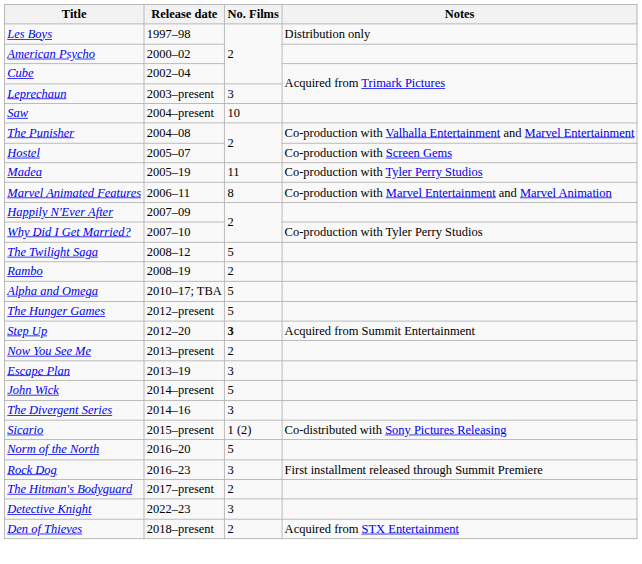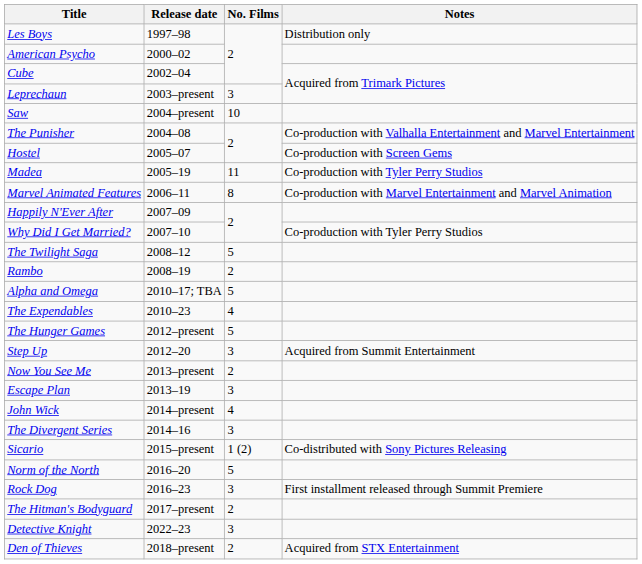+ row: (50, 311)
(231, 331) bold -> (231, 350) normal
(231, 390) 5 -> (231, 410) 4
